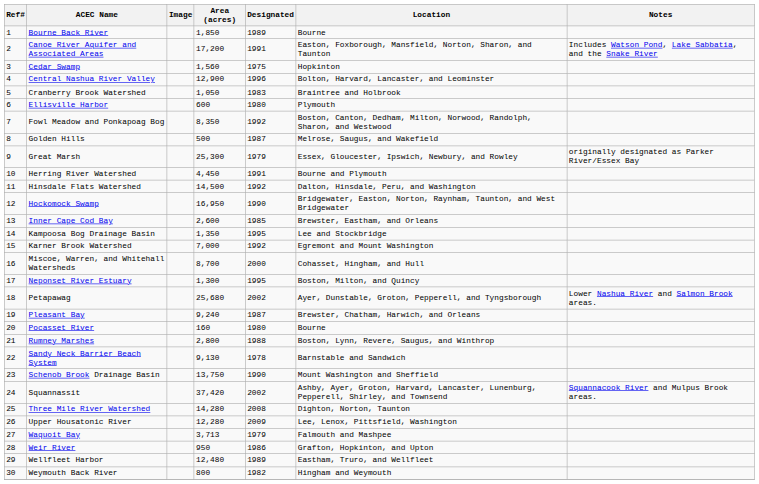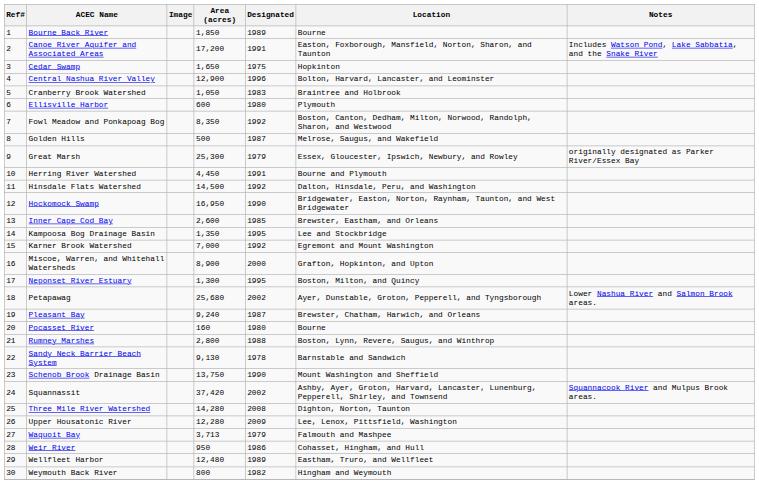(208, 67) 1,560 -> (208, 67) 1,650
(208, 264) 8,700 -> (208, 264) 8,900
(361, 264) Cohasset, Hingham, and Hull -> (366, 264) Grafton, Hopkinton, and Upton
(366, 448) Grafton, Hopkinton, and Upton -> (361, 448) Cohasset, Hingham, and Hull
